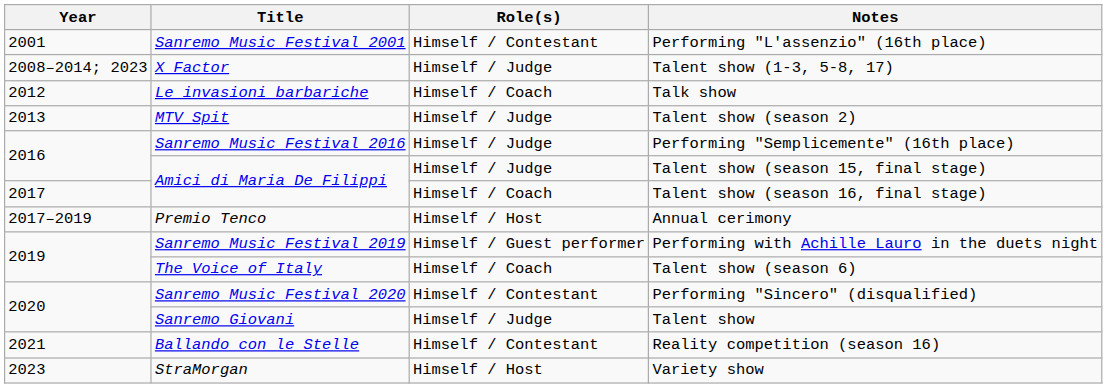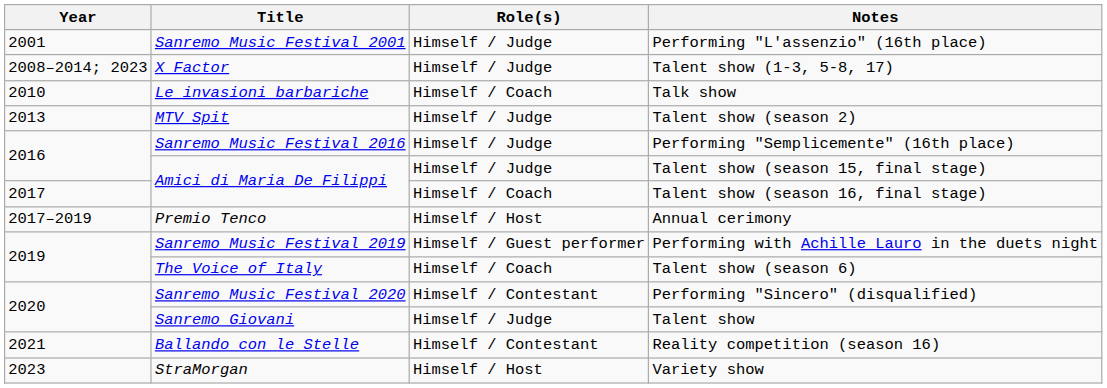(506, 42) Himself / Contestant -> (483, 42) Himself / Judge
(27, 93) 2012 -> (27, 93) 2010
